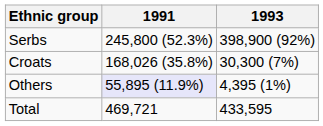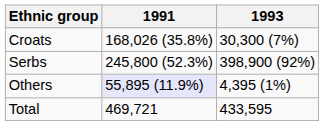rows swapped: (28, 39) <-> (30, 62)
